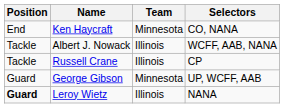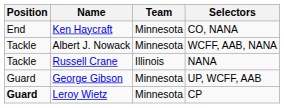(150, 46) Illinois -> (159, 46) Minnesota
(195, 62) CP -> (202, 62) NANA
(150, 95) Illinois -> (159, 95) Minnesota
(202, 95) NANA -> (195, 95) CP
